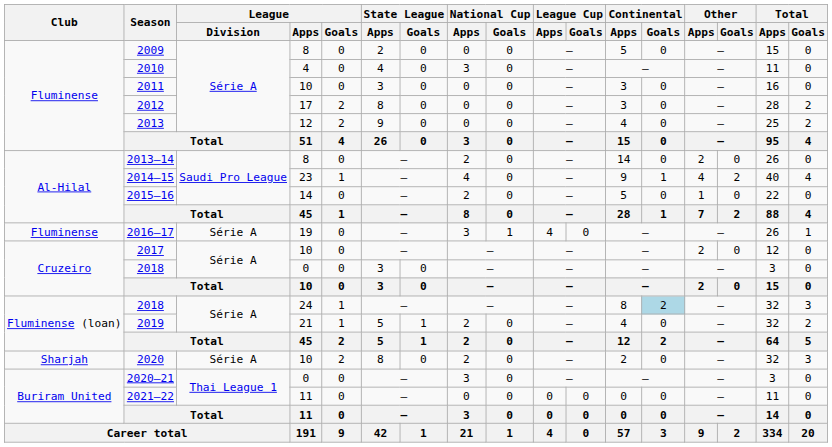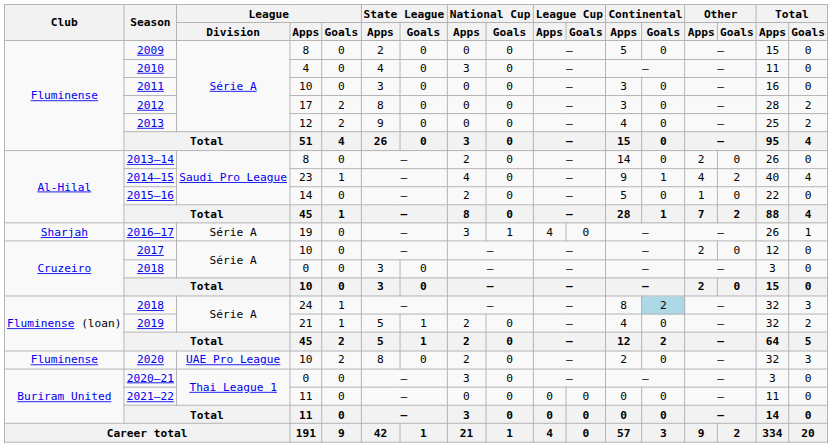(64, 232) Fluminense -> (64, 232) Sharjah
(64, 360) Sharjah -> (64, 360) Fluminense
(233, 360) Série A -> (233, 360) UAE Pro League
